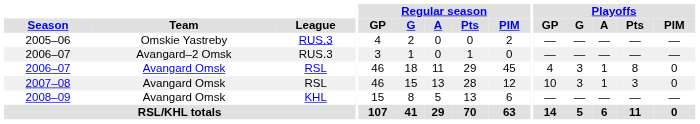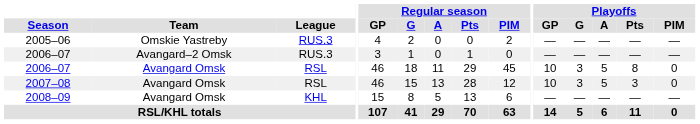(550, 68) 4 -> (550, 68) 10
(604, 68) 1 -> (604, 68) 5
(604, 83) 1 -> (604, 83) 5
